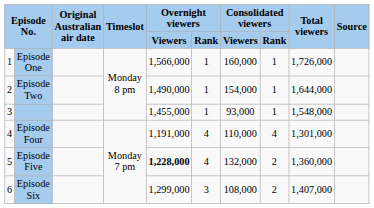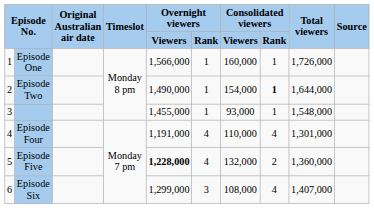(274, 90) normal -> (274, 90) bold
(274, 189) 2 -> (274, 189) 4
